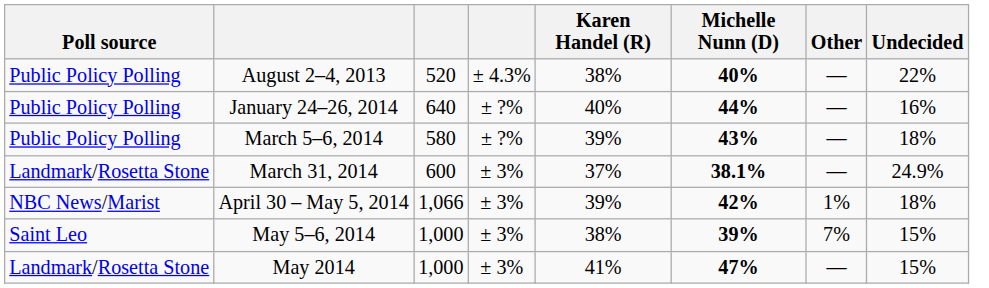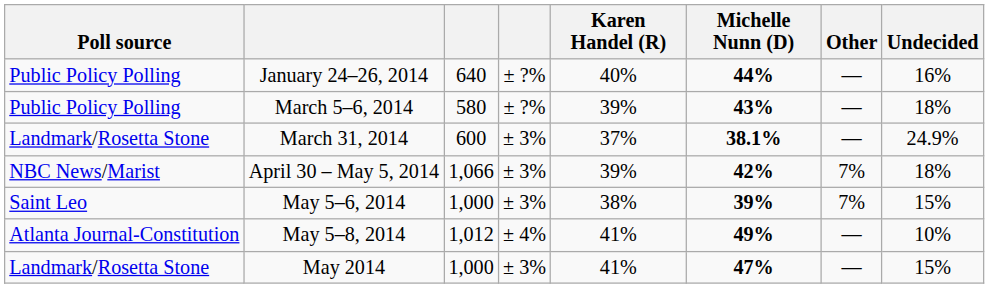- row: (314, 75)
(837, 203) 1% -> (852, 171) 7%
+ row: (344, 235)
